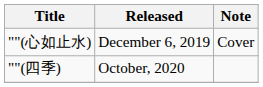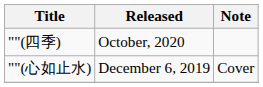rows swapped: (50, 41) <-> (34, 68)
